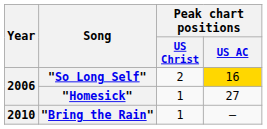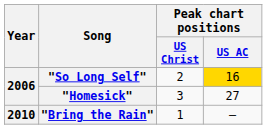(180, 96) 1 -> (180, 96) 3
